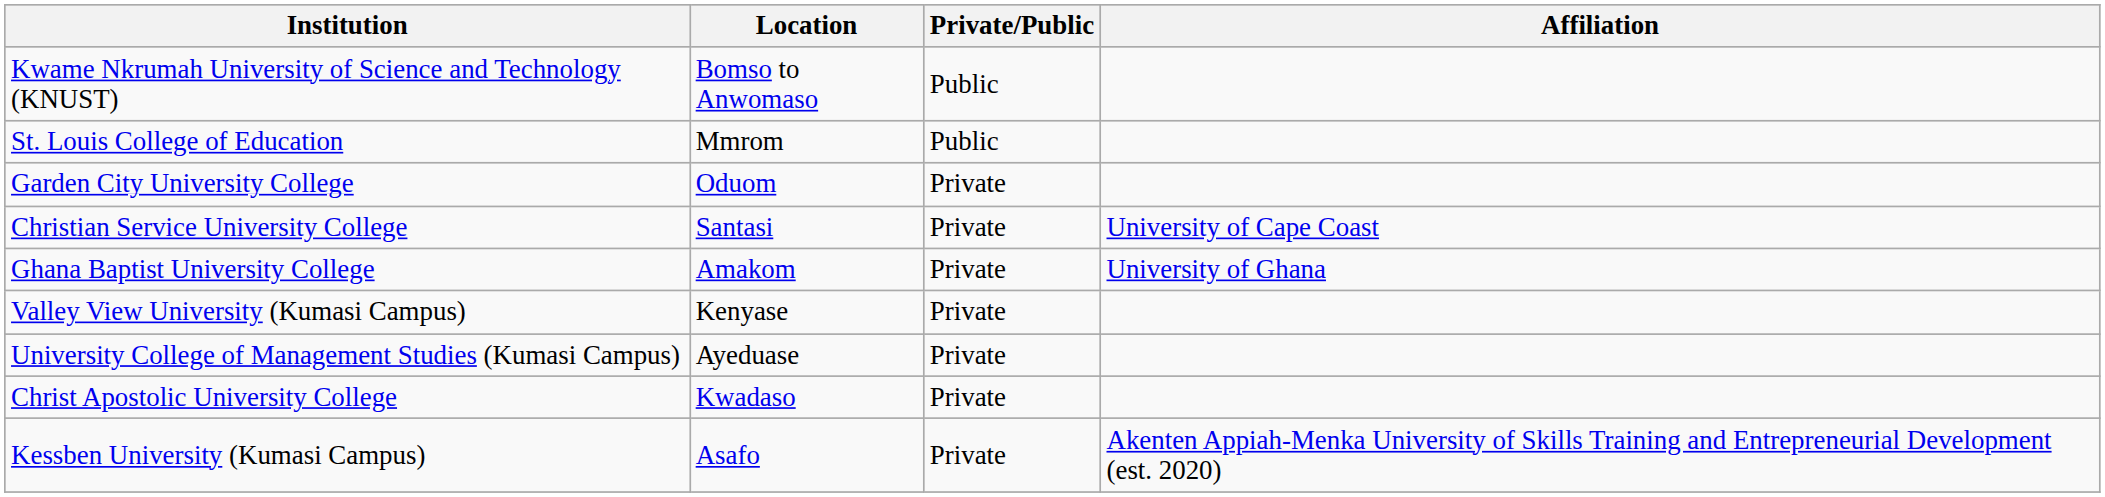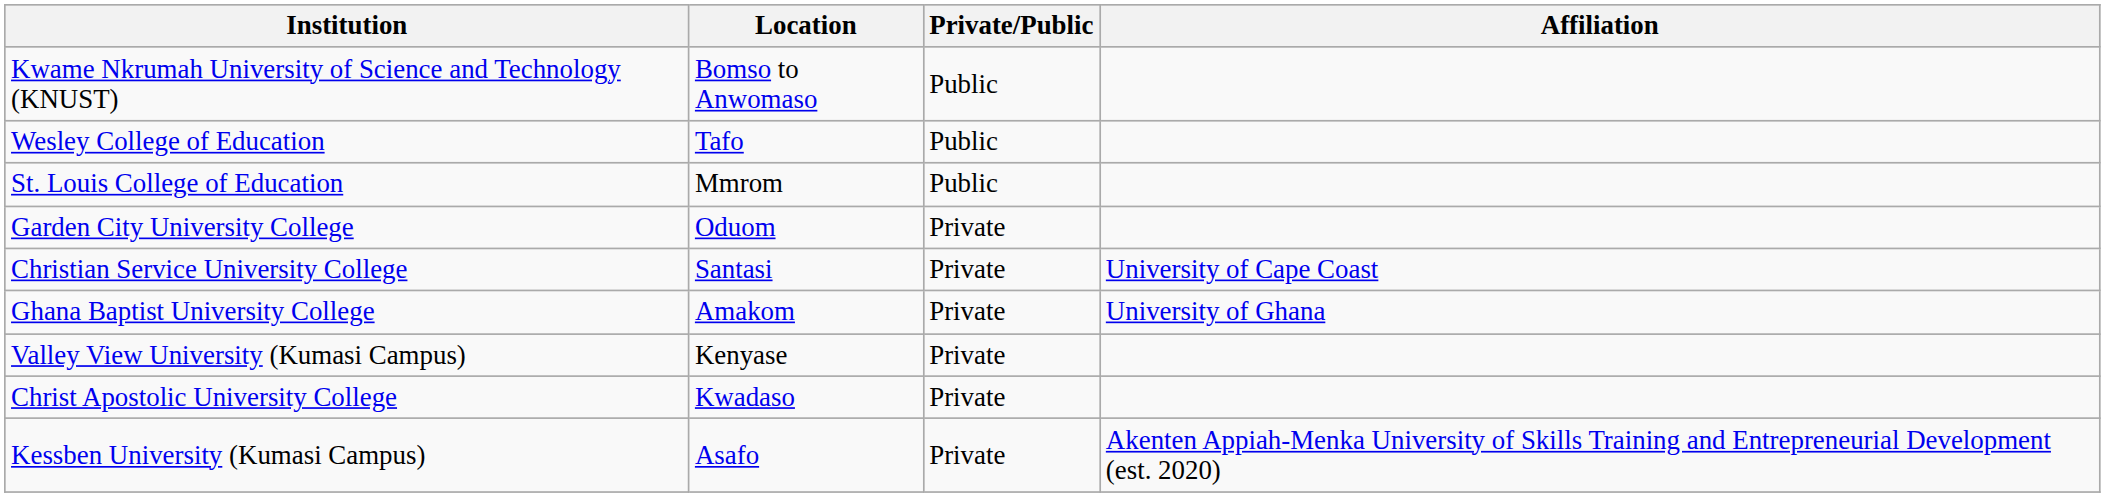+ row: (168, 141)
- row: (345, 354)
